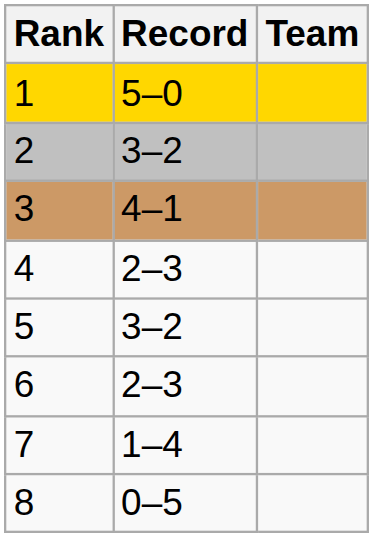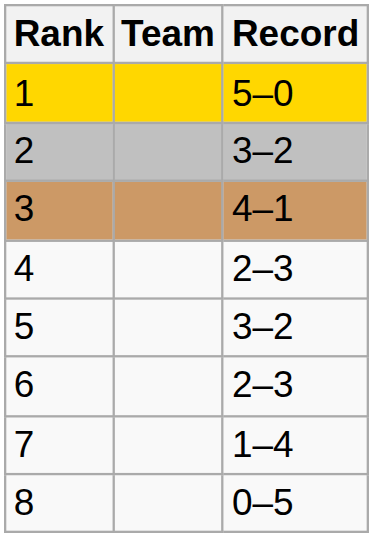columns swapped: (312, 33) <-> (185, 33)
